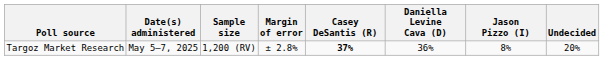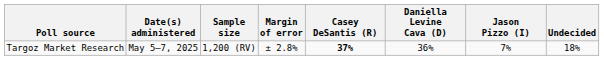(506, 48) 8% -> (506, 48) 7%
(572, 48) 20% -> (572, 48) 18%
